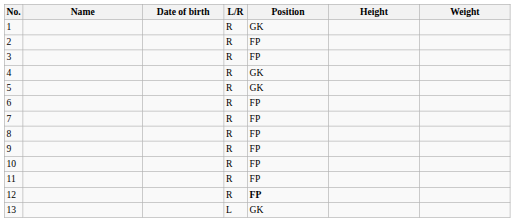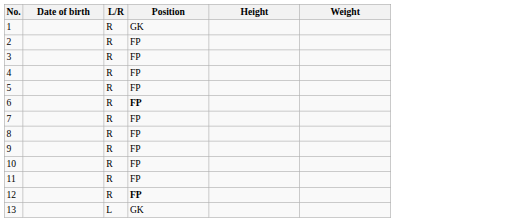- column: (83, 12)
(256, 73) GK -> (135, 73) FP
(256, 88) GK -> (135, 88) FP
(255, 103) normal -> (136, 103) bold
